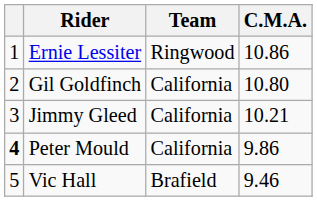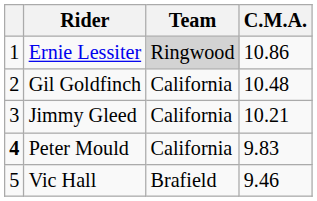(192, 52) no background -> (192, 52) lightgrey background
(266, 84) 10.80 -> (266, 84) 10.48
(261, 148) 9.86 -> (261, 148) 9.83
